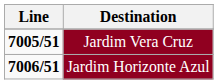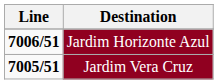rows swapped: (138, 41) <-> (138, 66)
